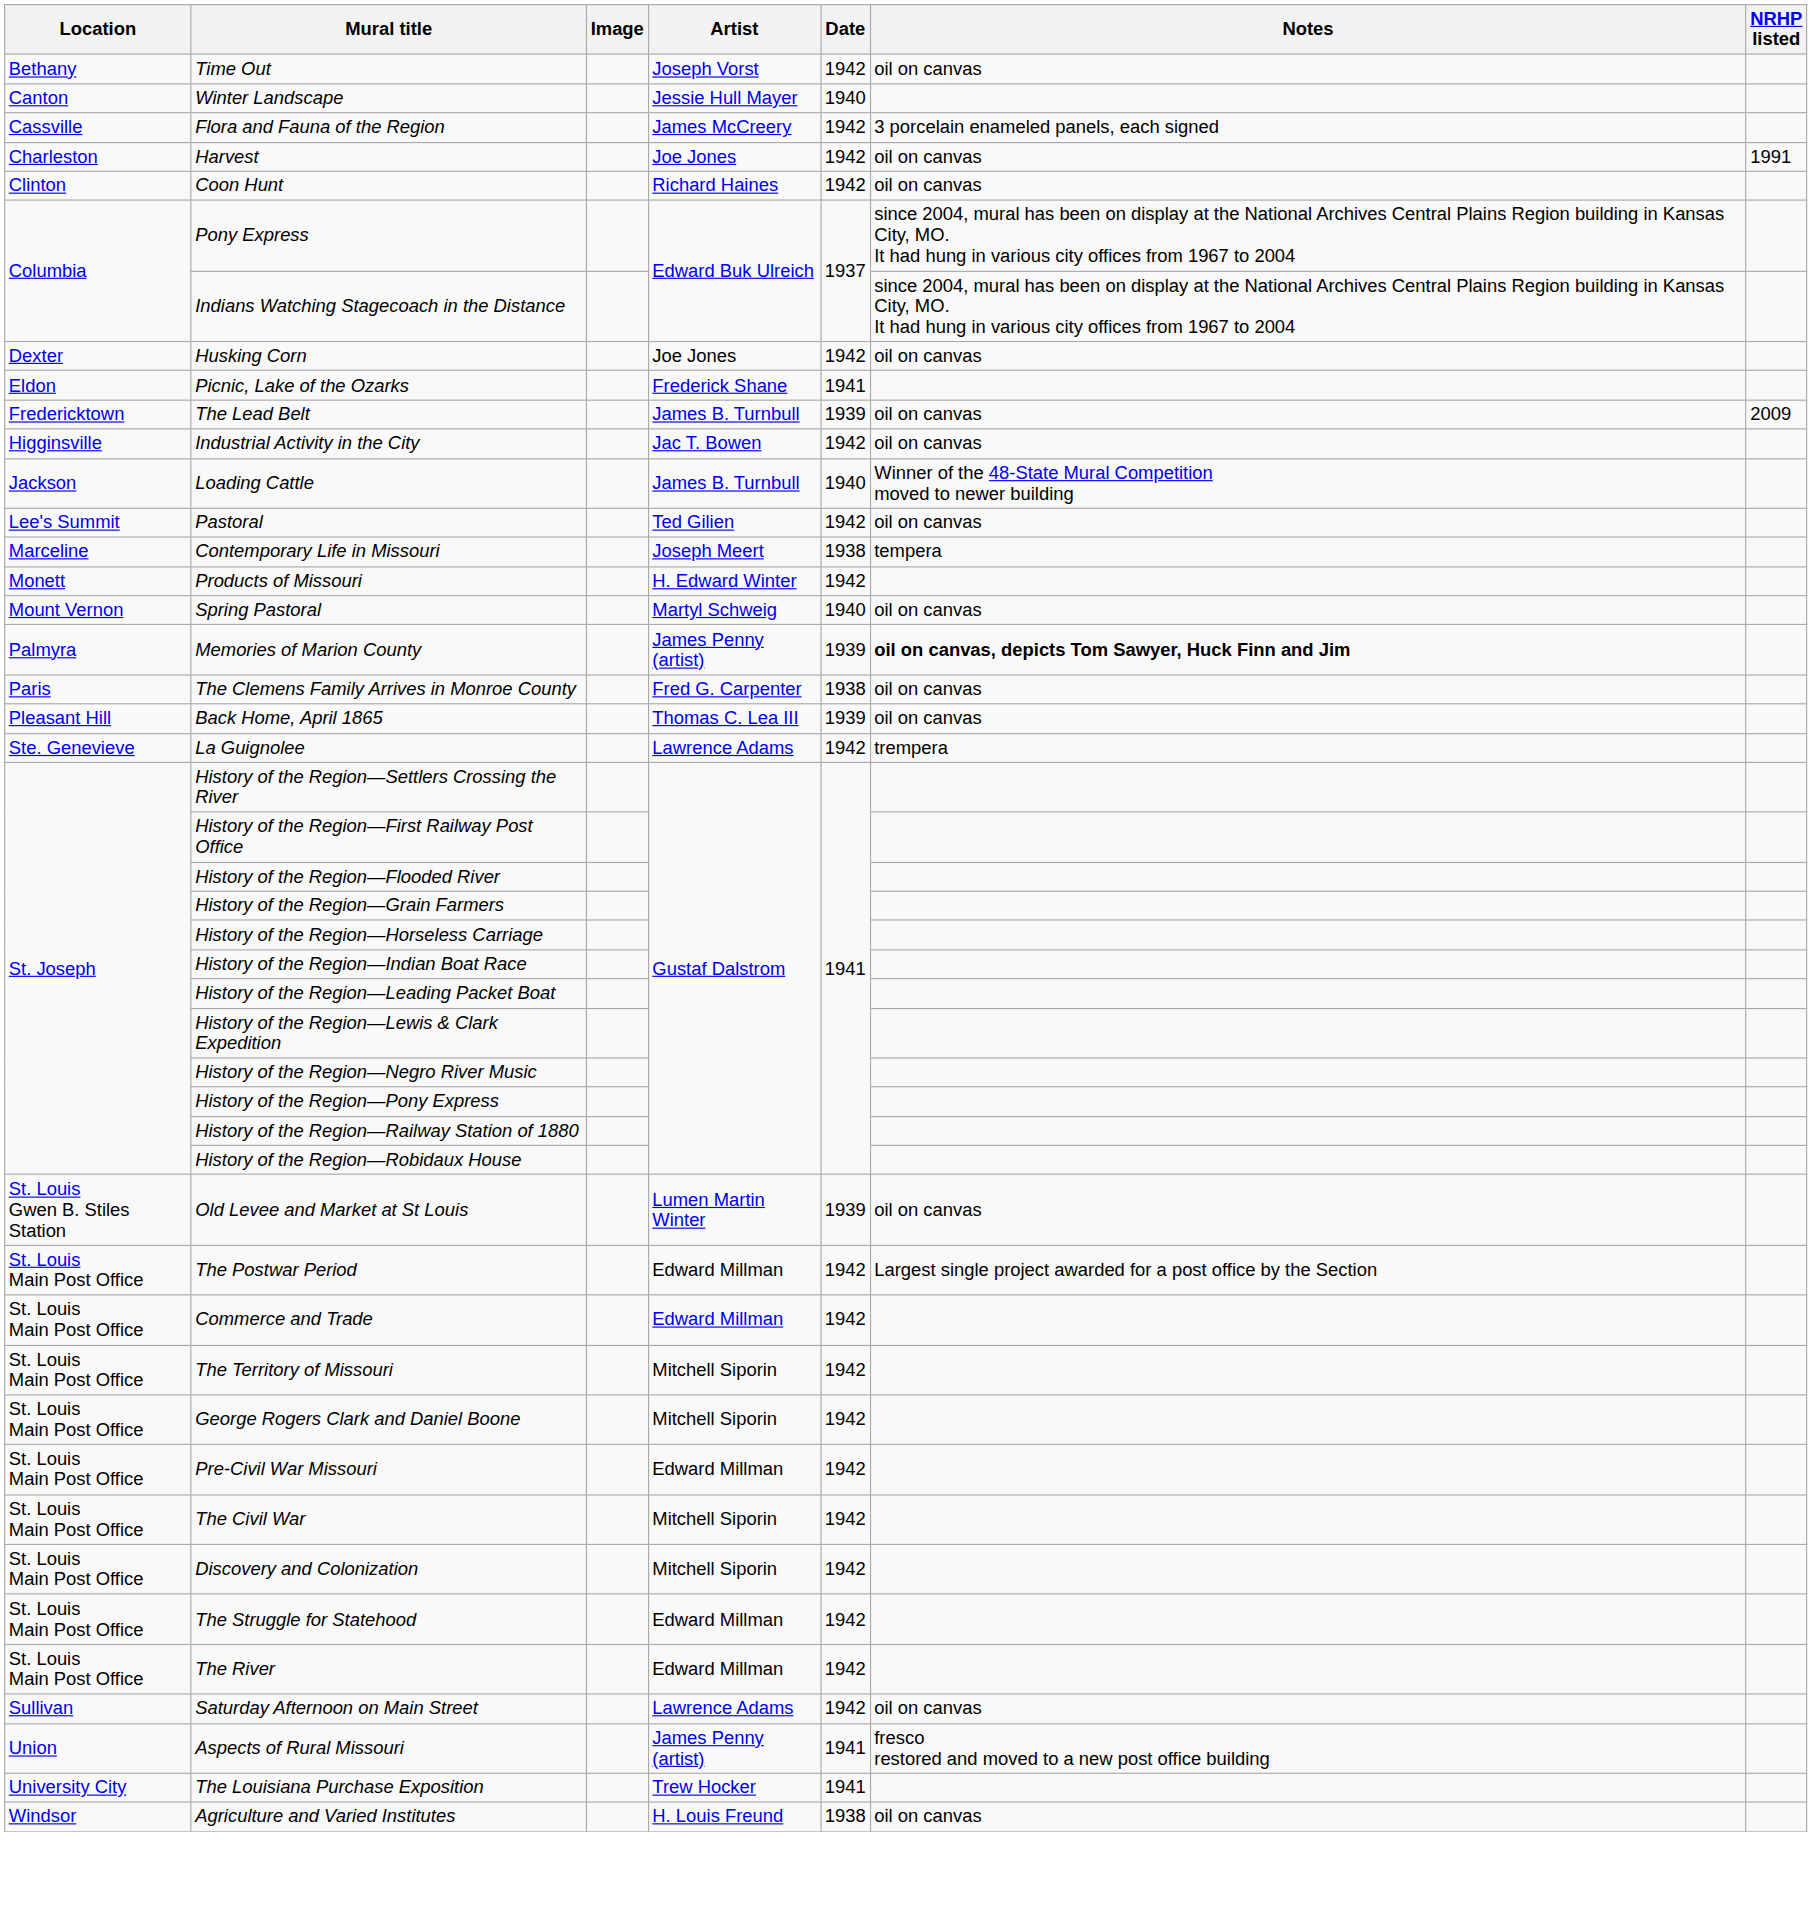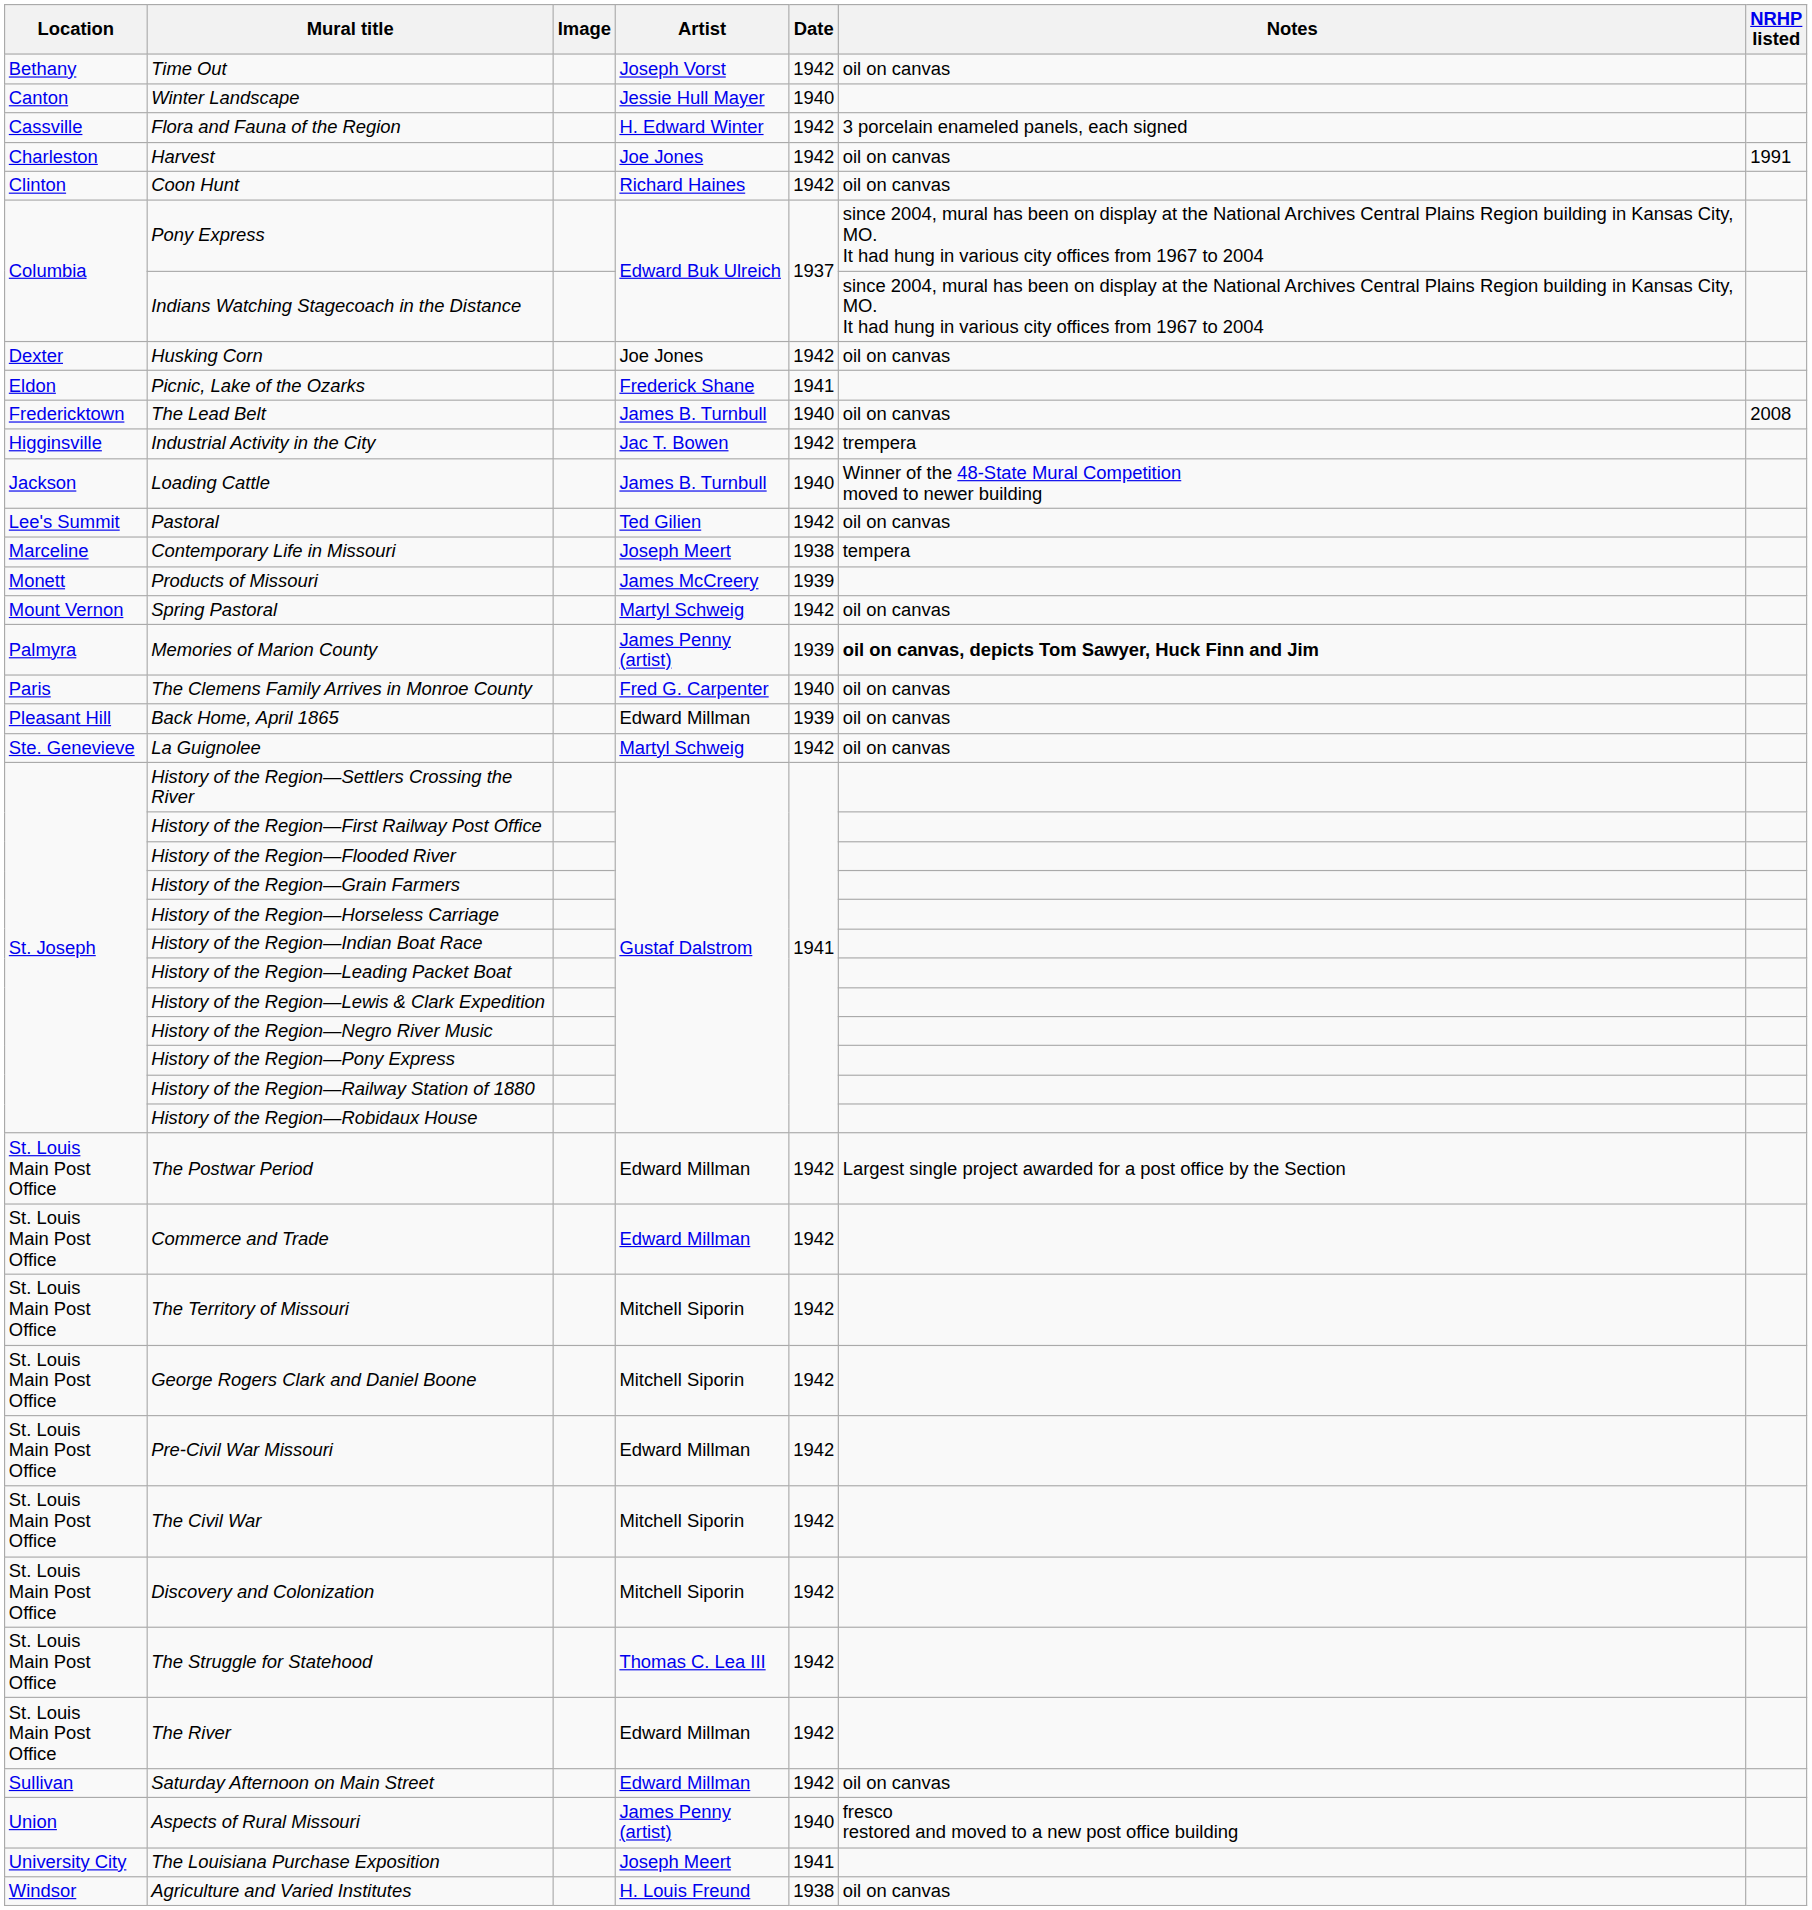(722, 127) James McCreery -> (691, 127) H. Edward Winter
(845, 414) 1939 -> (814, 414) 1940
(1771, 414) 2009 -> (1771, 414) 2008
(928, 443) oil on canvas -> (880, 443) trempera
(724, 581) H. Edward Winter -> (689, 581) James McCreery
(845, 581) 1942 -> (814, 581) 1939
(845, 610) 1940 -> (814, 610) 1942
(845, 689) 1938 -> (814, 689) 1940
(725, 718) Thomas C. Lea III -> (685, 718) Edward Millman
(723, 747) Lawrence Adams -> (682, 747) Martyl Schweig
(911, 747) trempera -> (896, 747) oil on canvas
- row: (332, 1209)
(718, 1619) Edward Millman -> (693, 1662) Thomas C. Lea III
(723, 1708) Lawrence Adams -> (685, 1782) Edward Millman
(845, 1748) 1941 -> (814, 1822) 1940
(704, 1787) Trew Hocker -> (675, 1861) Joseph Meert
